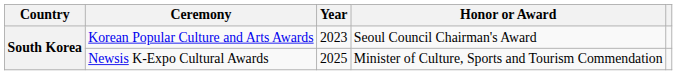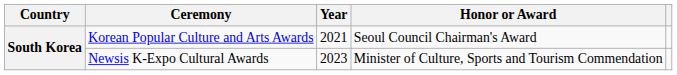(334, 37) 2023 -> (334, 37) 2021
(334, 59) 2025 -> (334, 59) 2023
